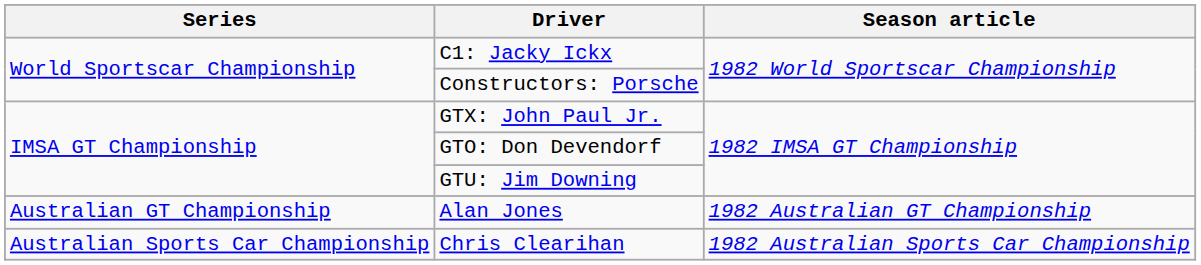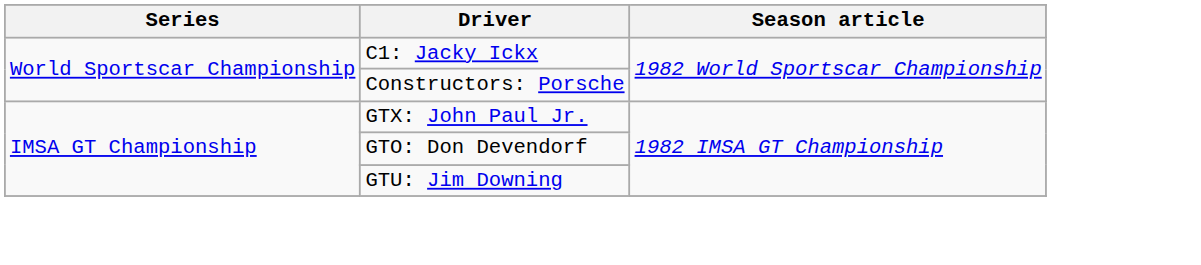- row: (501, 212)
- row: (532, 244)
